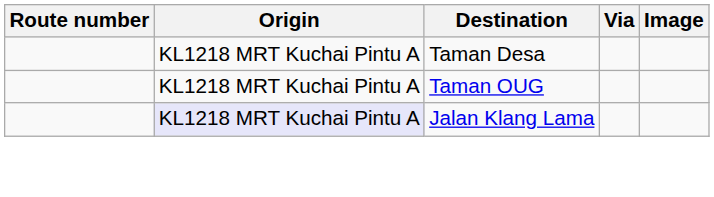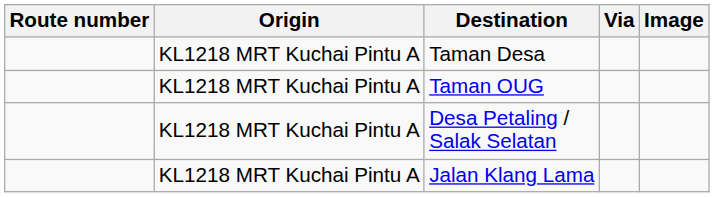+ row: (499, 130)
(289, 119) lavender background -> (289, 175) no background
